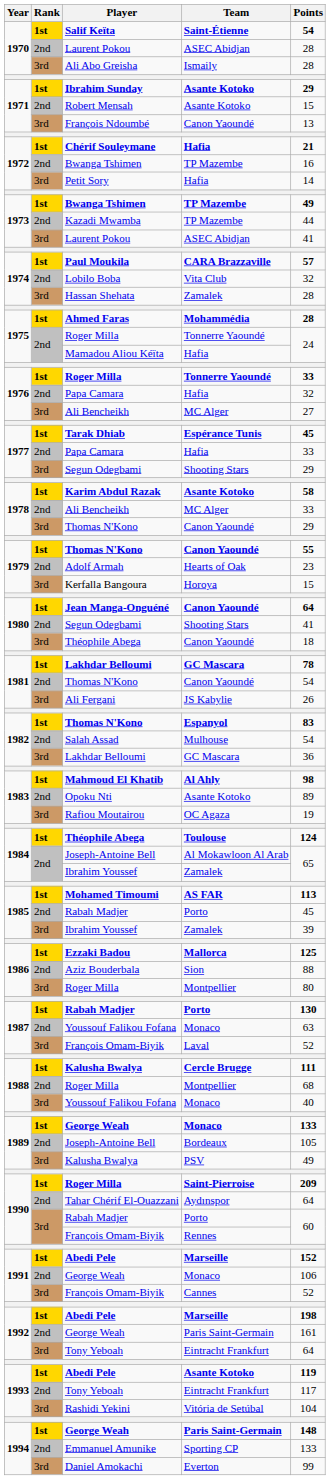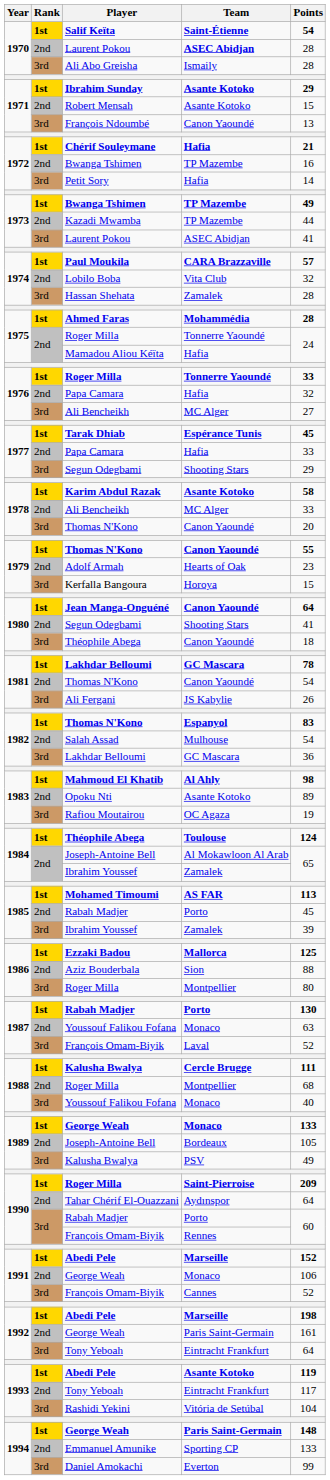(217, 48) normal -> (219, 48) bold
(308, 526) 29 -> (308, 526) 20
